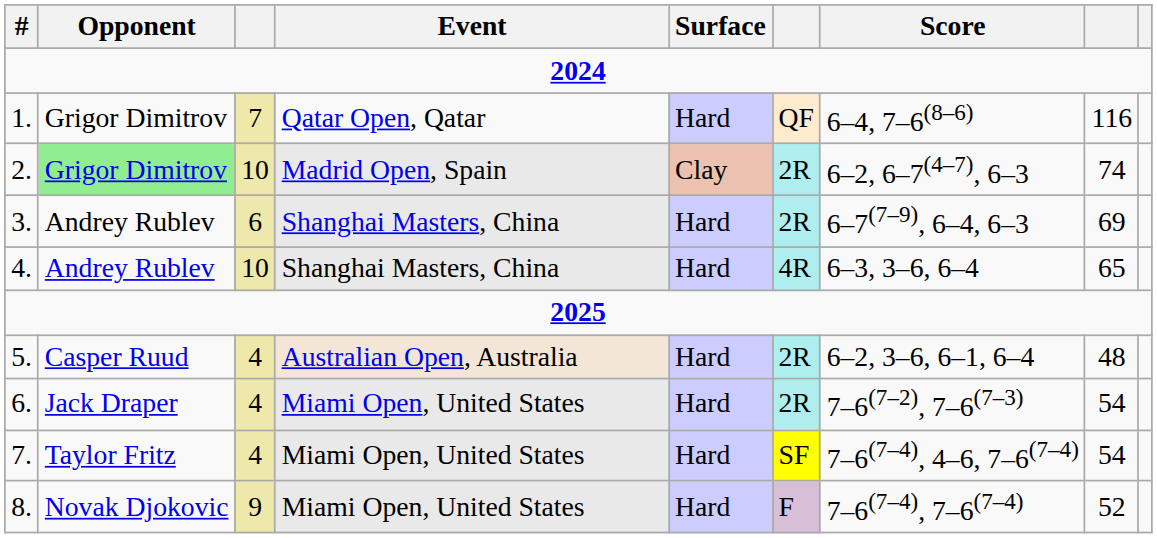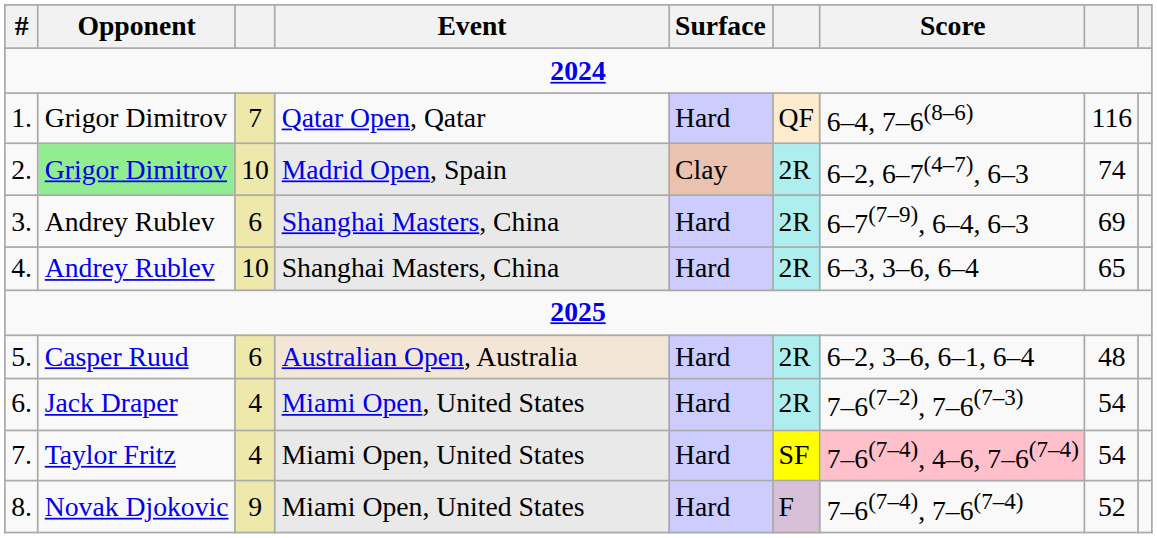(795, 268) 4R -> (795, 268) 2R
(255, 356) 4 -> (255, 356) 6
(953, 455) no background -> (953, 455) pink background
